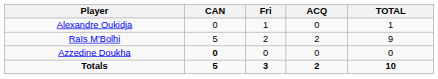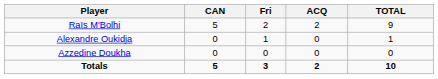rows swapped: (94, 38) <-> (94, 24)
(215, 52) bold -> (215, 52) normal
